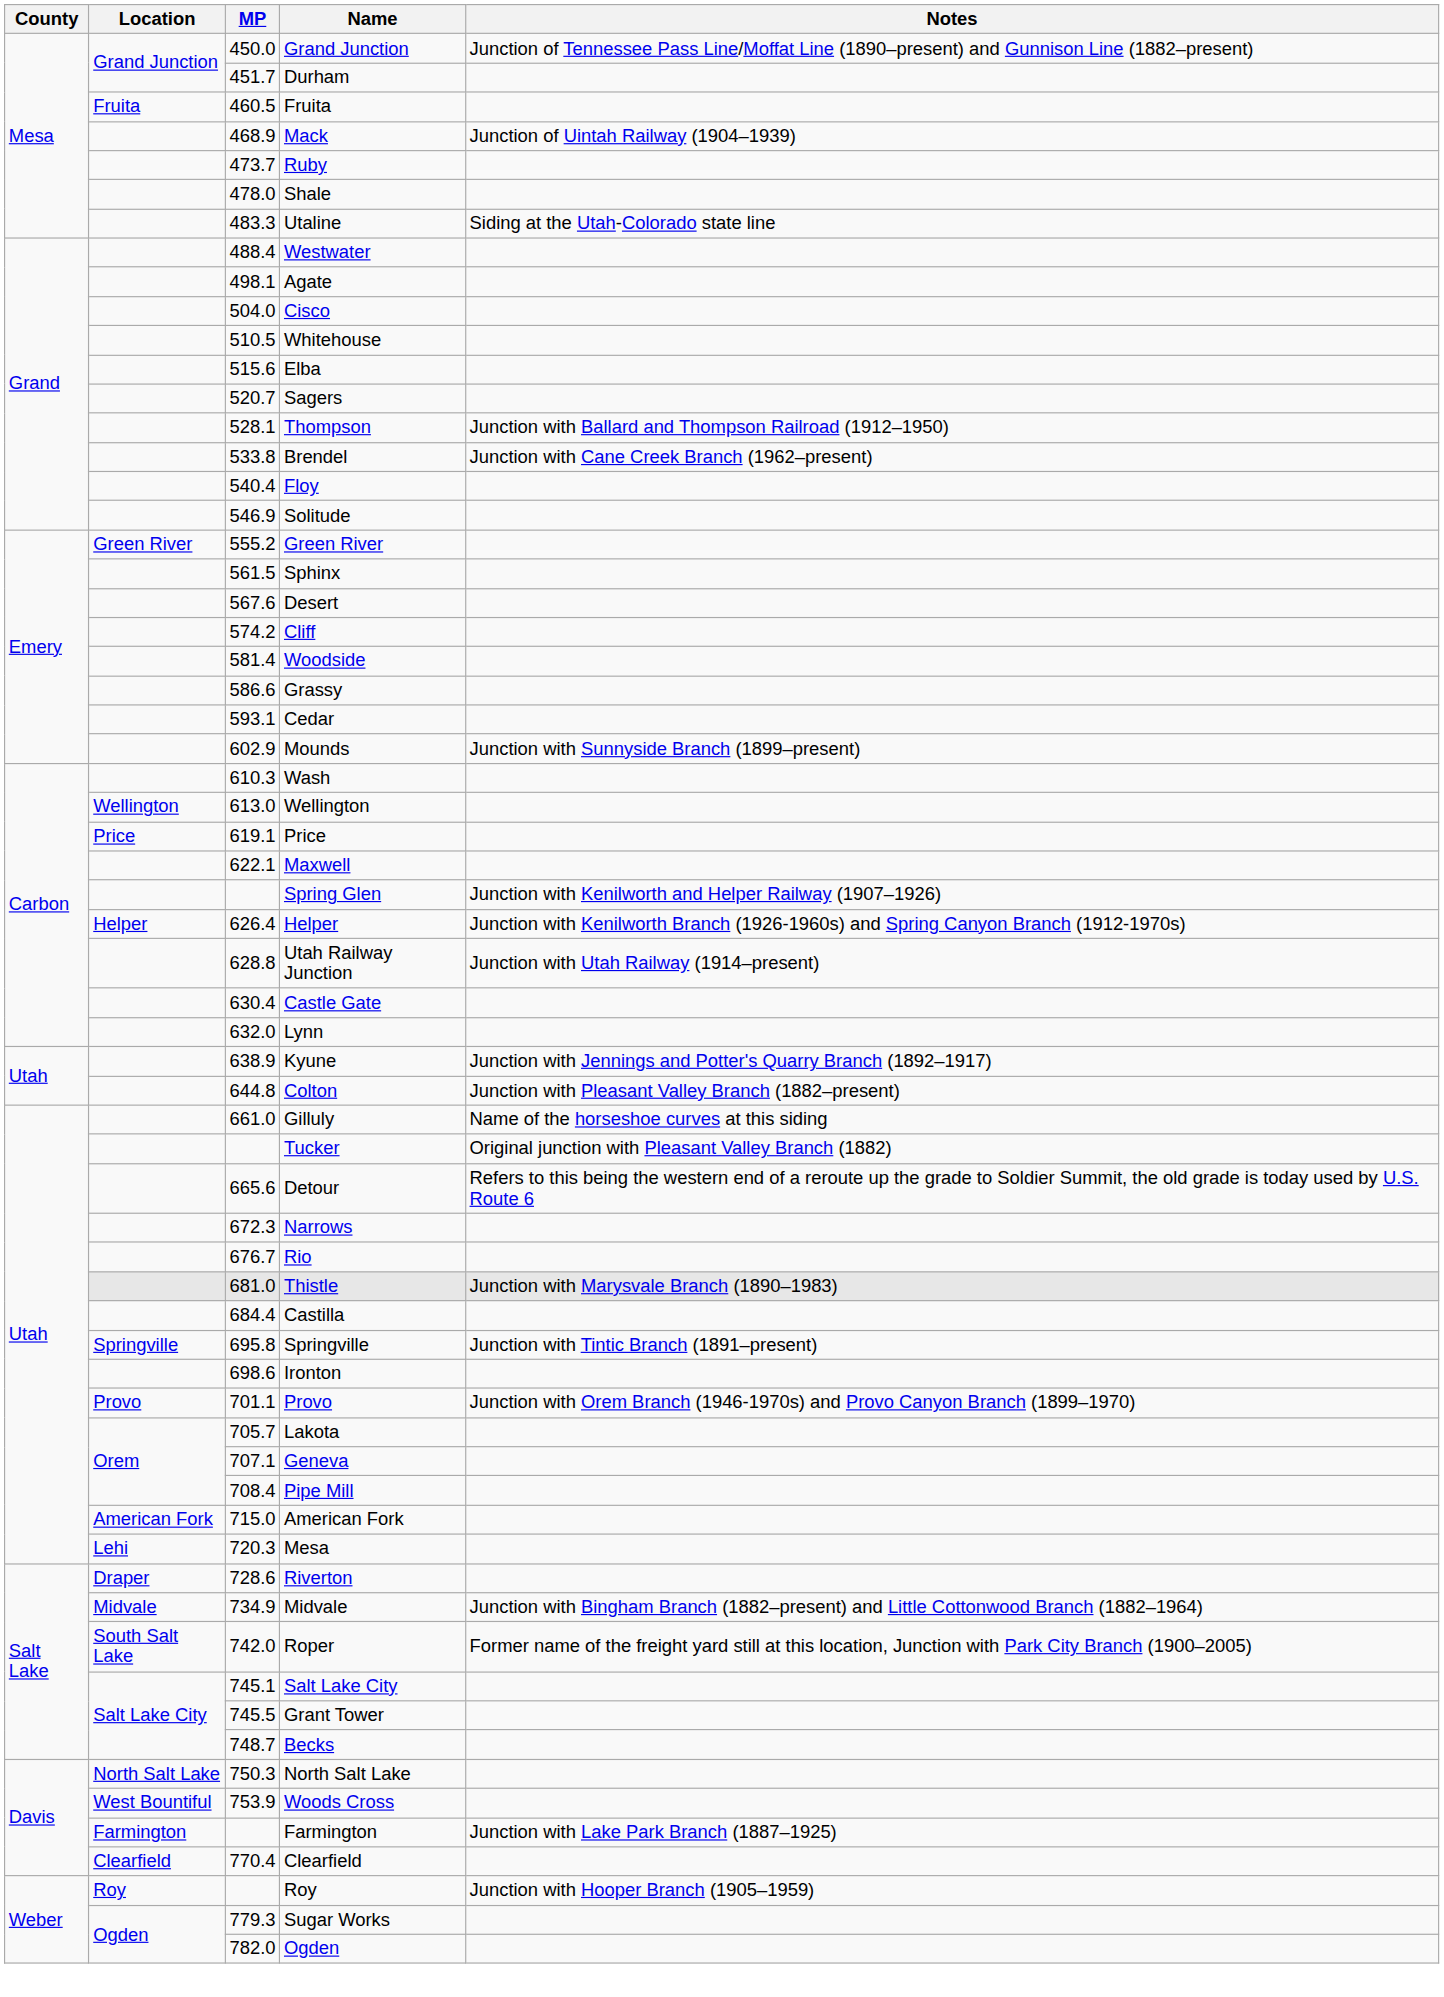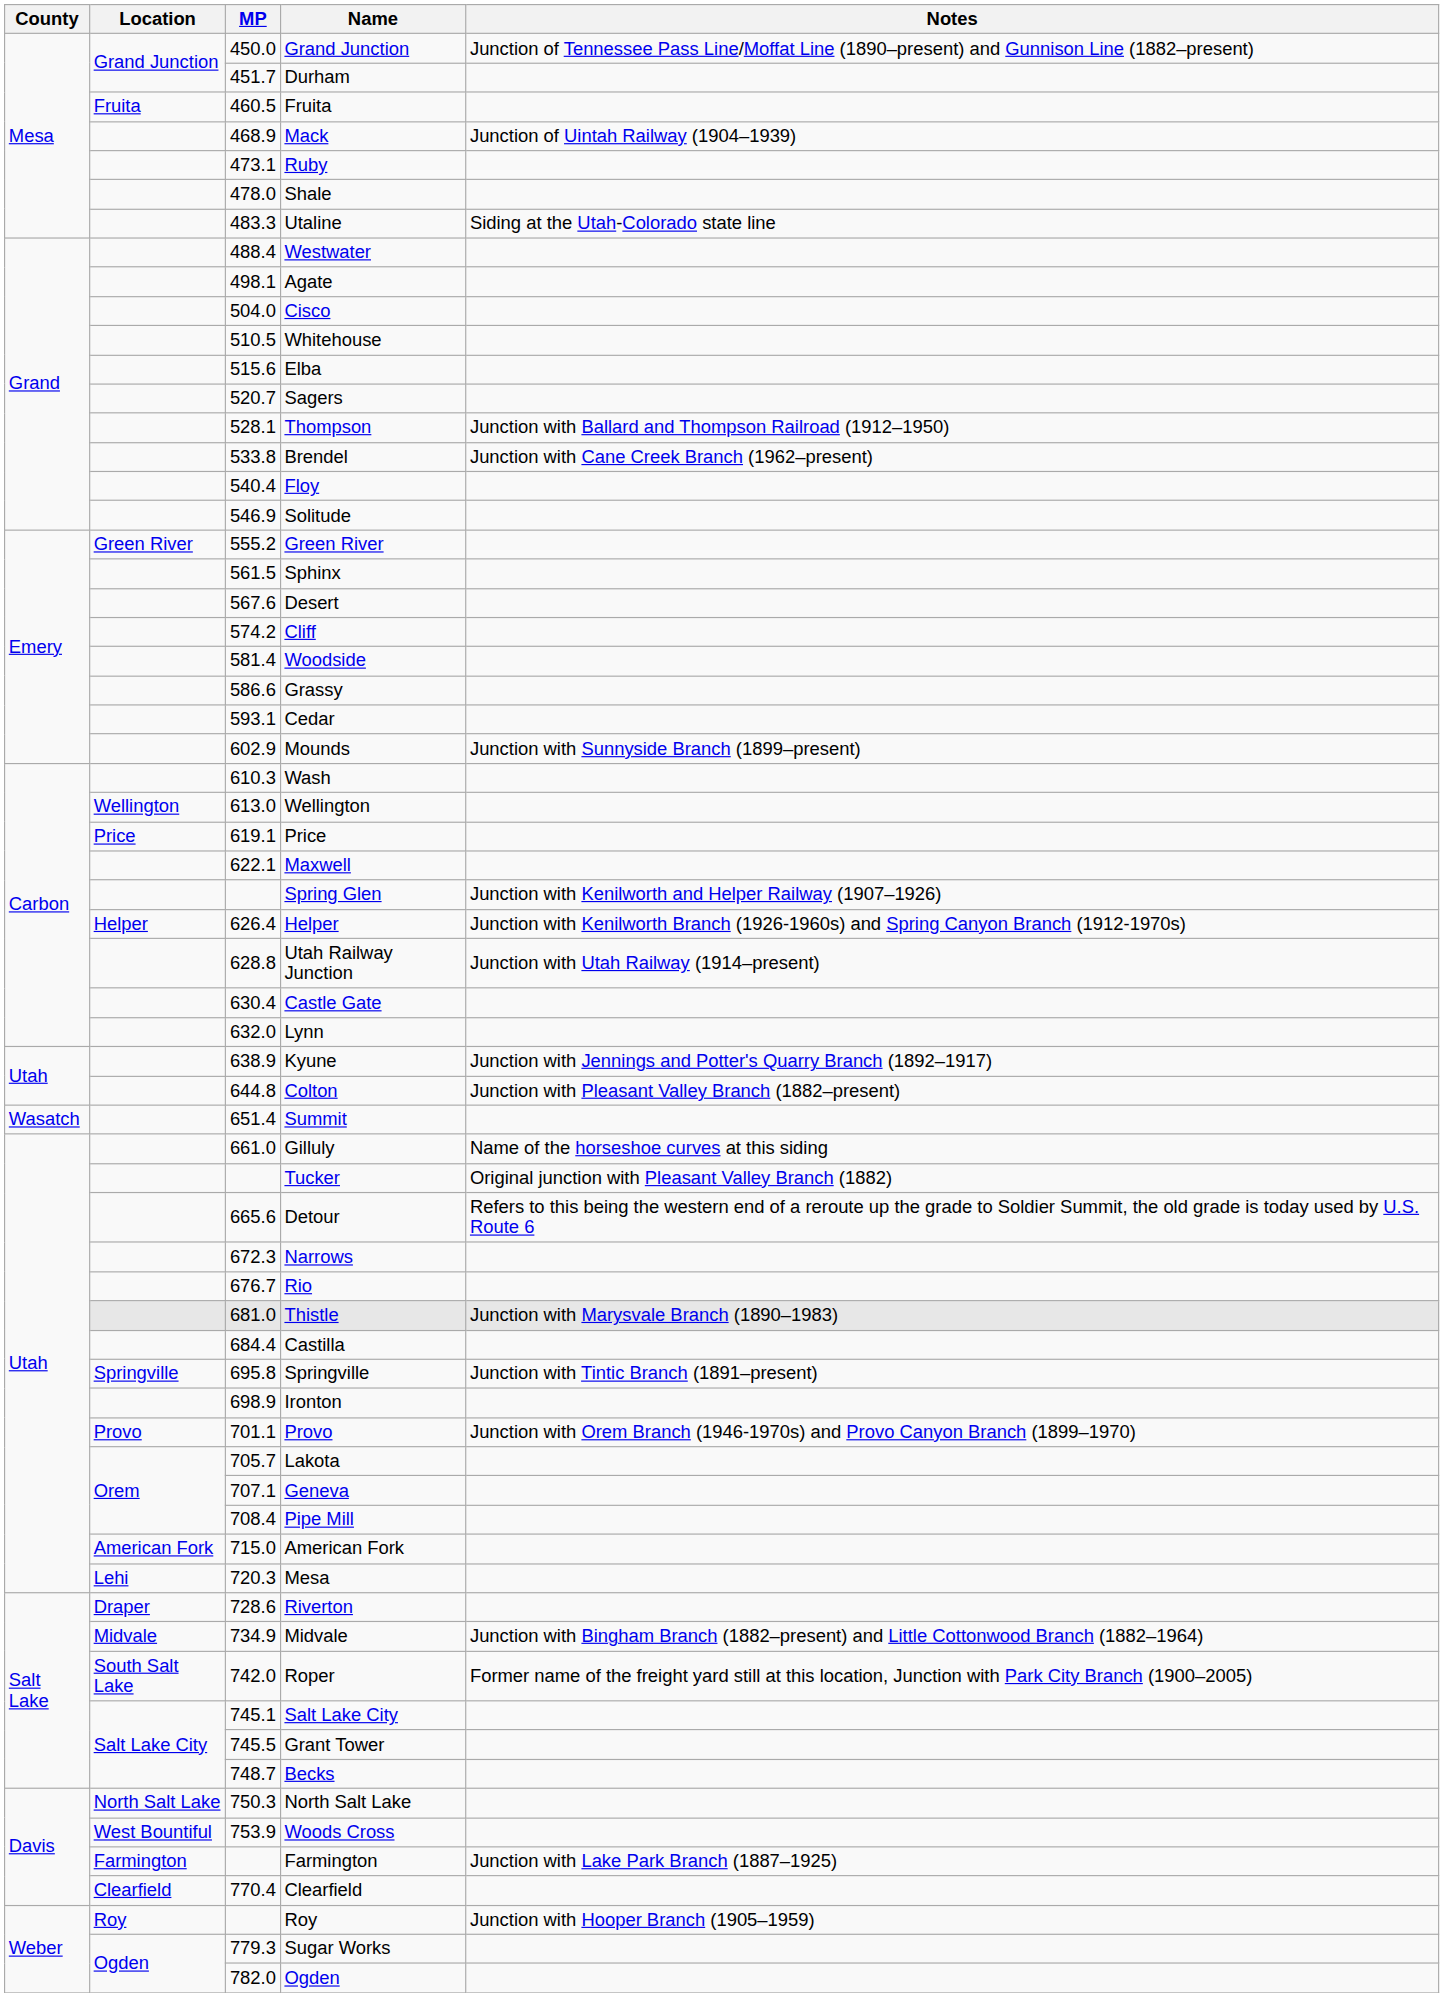(252, 164) 473.7 -> (253, 164) 473.1
+ row: (316, 1119)
(252, 1373) 698.6 -> (253, 1402) 698.9
